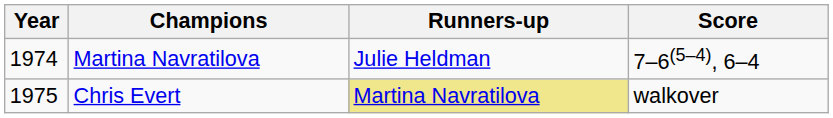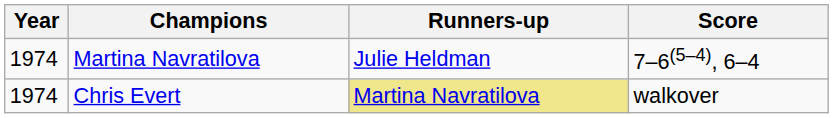(34, 95) 1975 -> (34, 95) 1974
